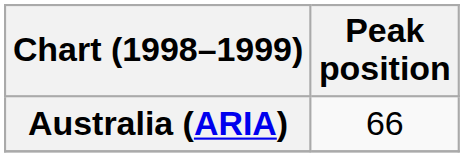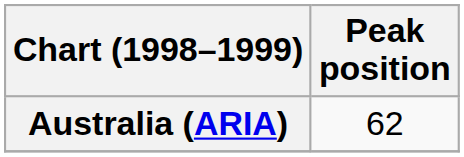(385, 123) 66 -> (385, 123) 62
